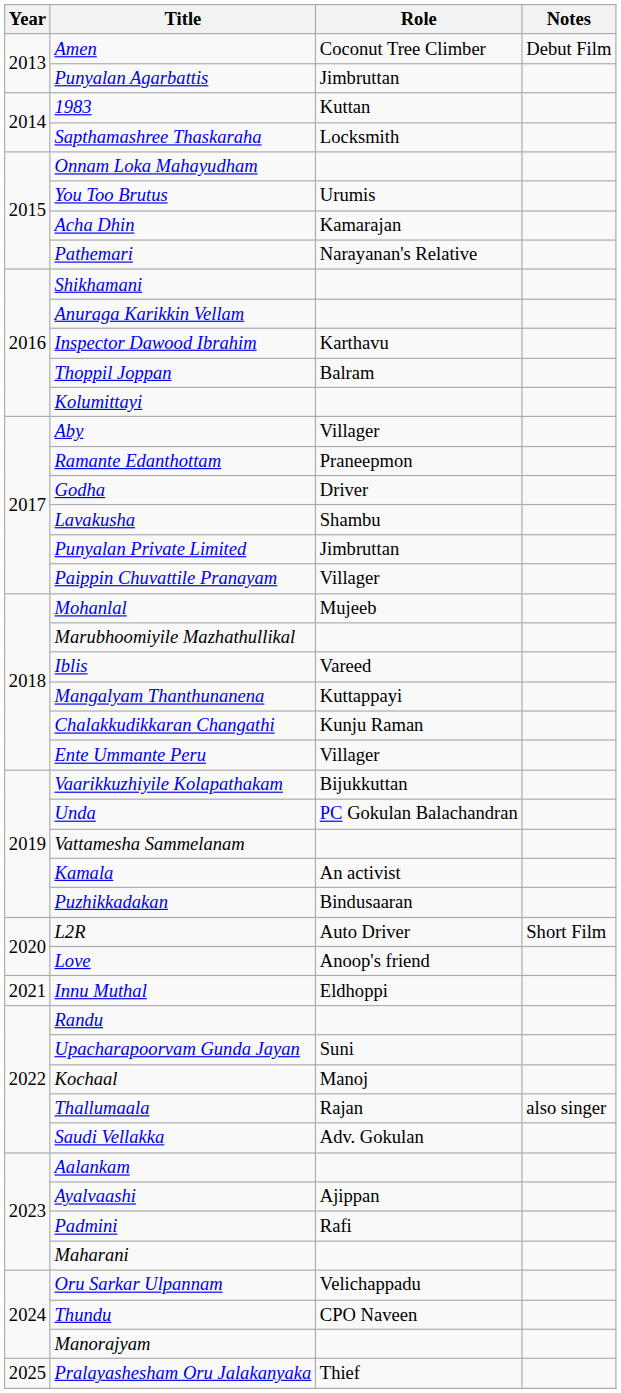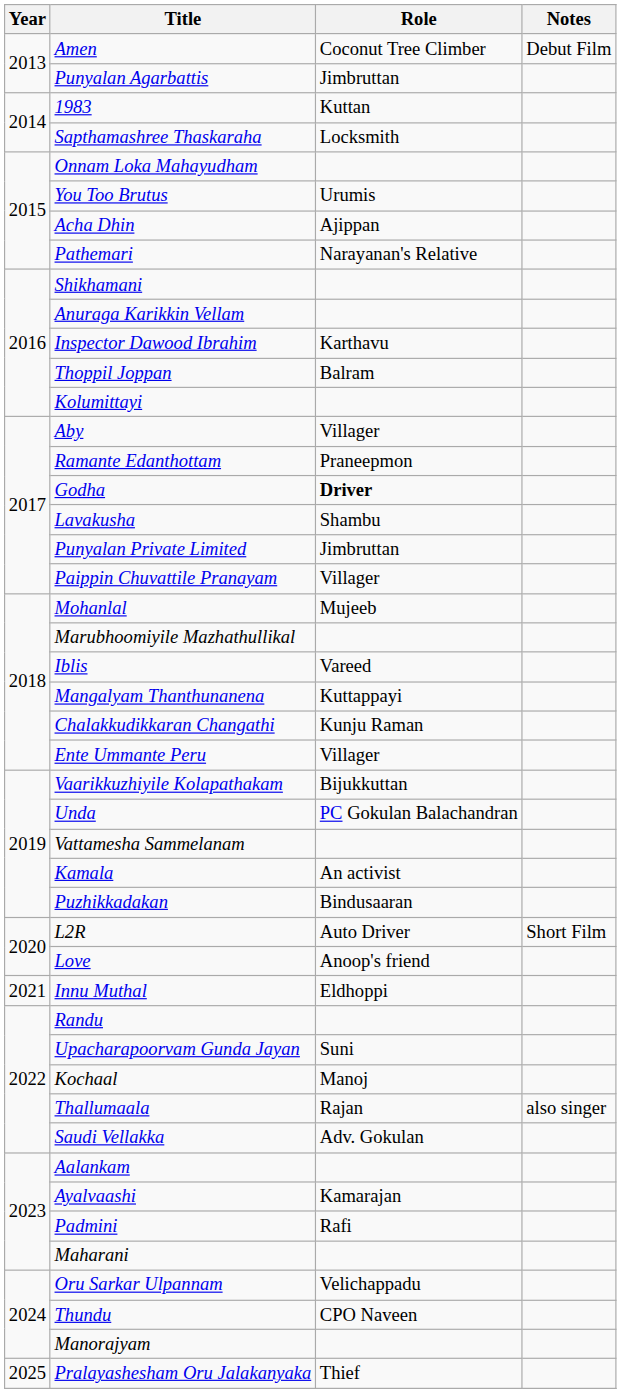(361, 225) Kamarajan -> (350, 225) Ajippan
(344, 490) normal -> (346, 490) bold
(350, 1196) Ajippan -> (361, 1196) Kamarajan
